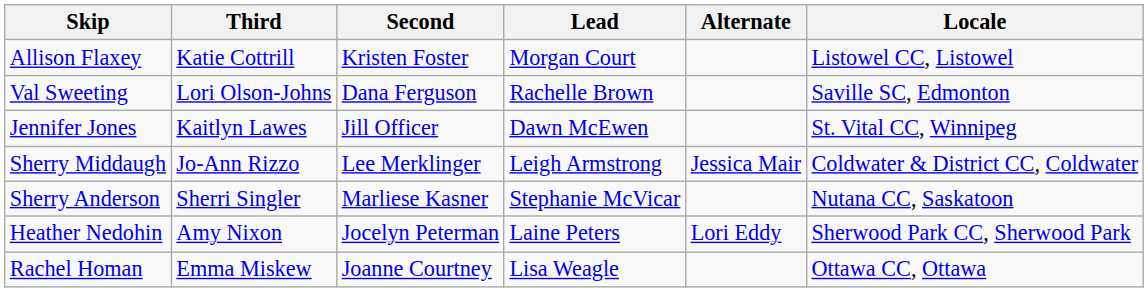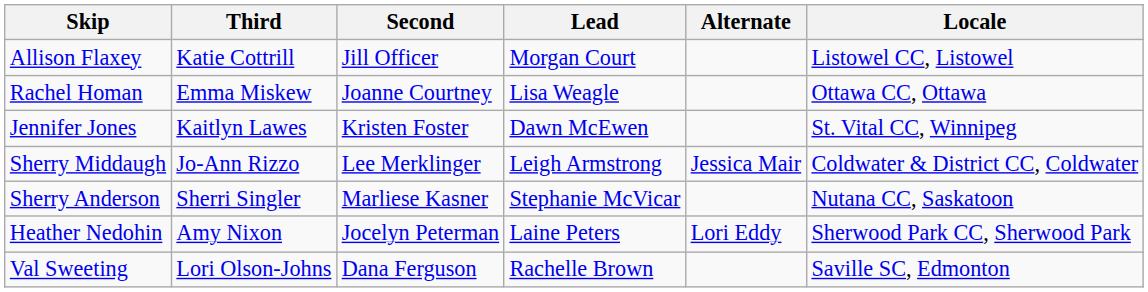(405, 57) Kristen Foster -> (390, 57) Jill Officer
rows swapped: (76, 269) <-> (69, 92)
(390, 127) Jill Officer -> (405, 127) Kristen Foster
